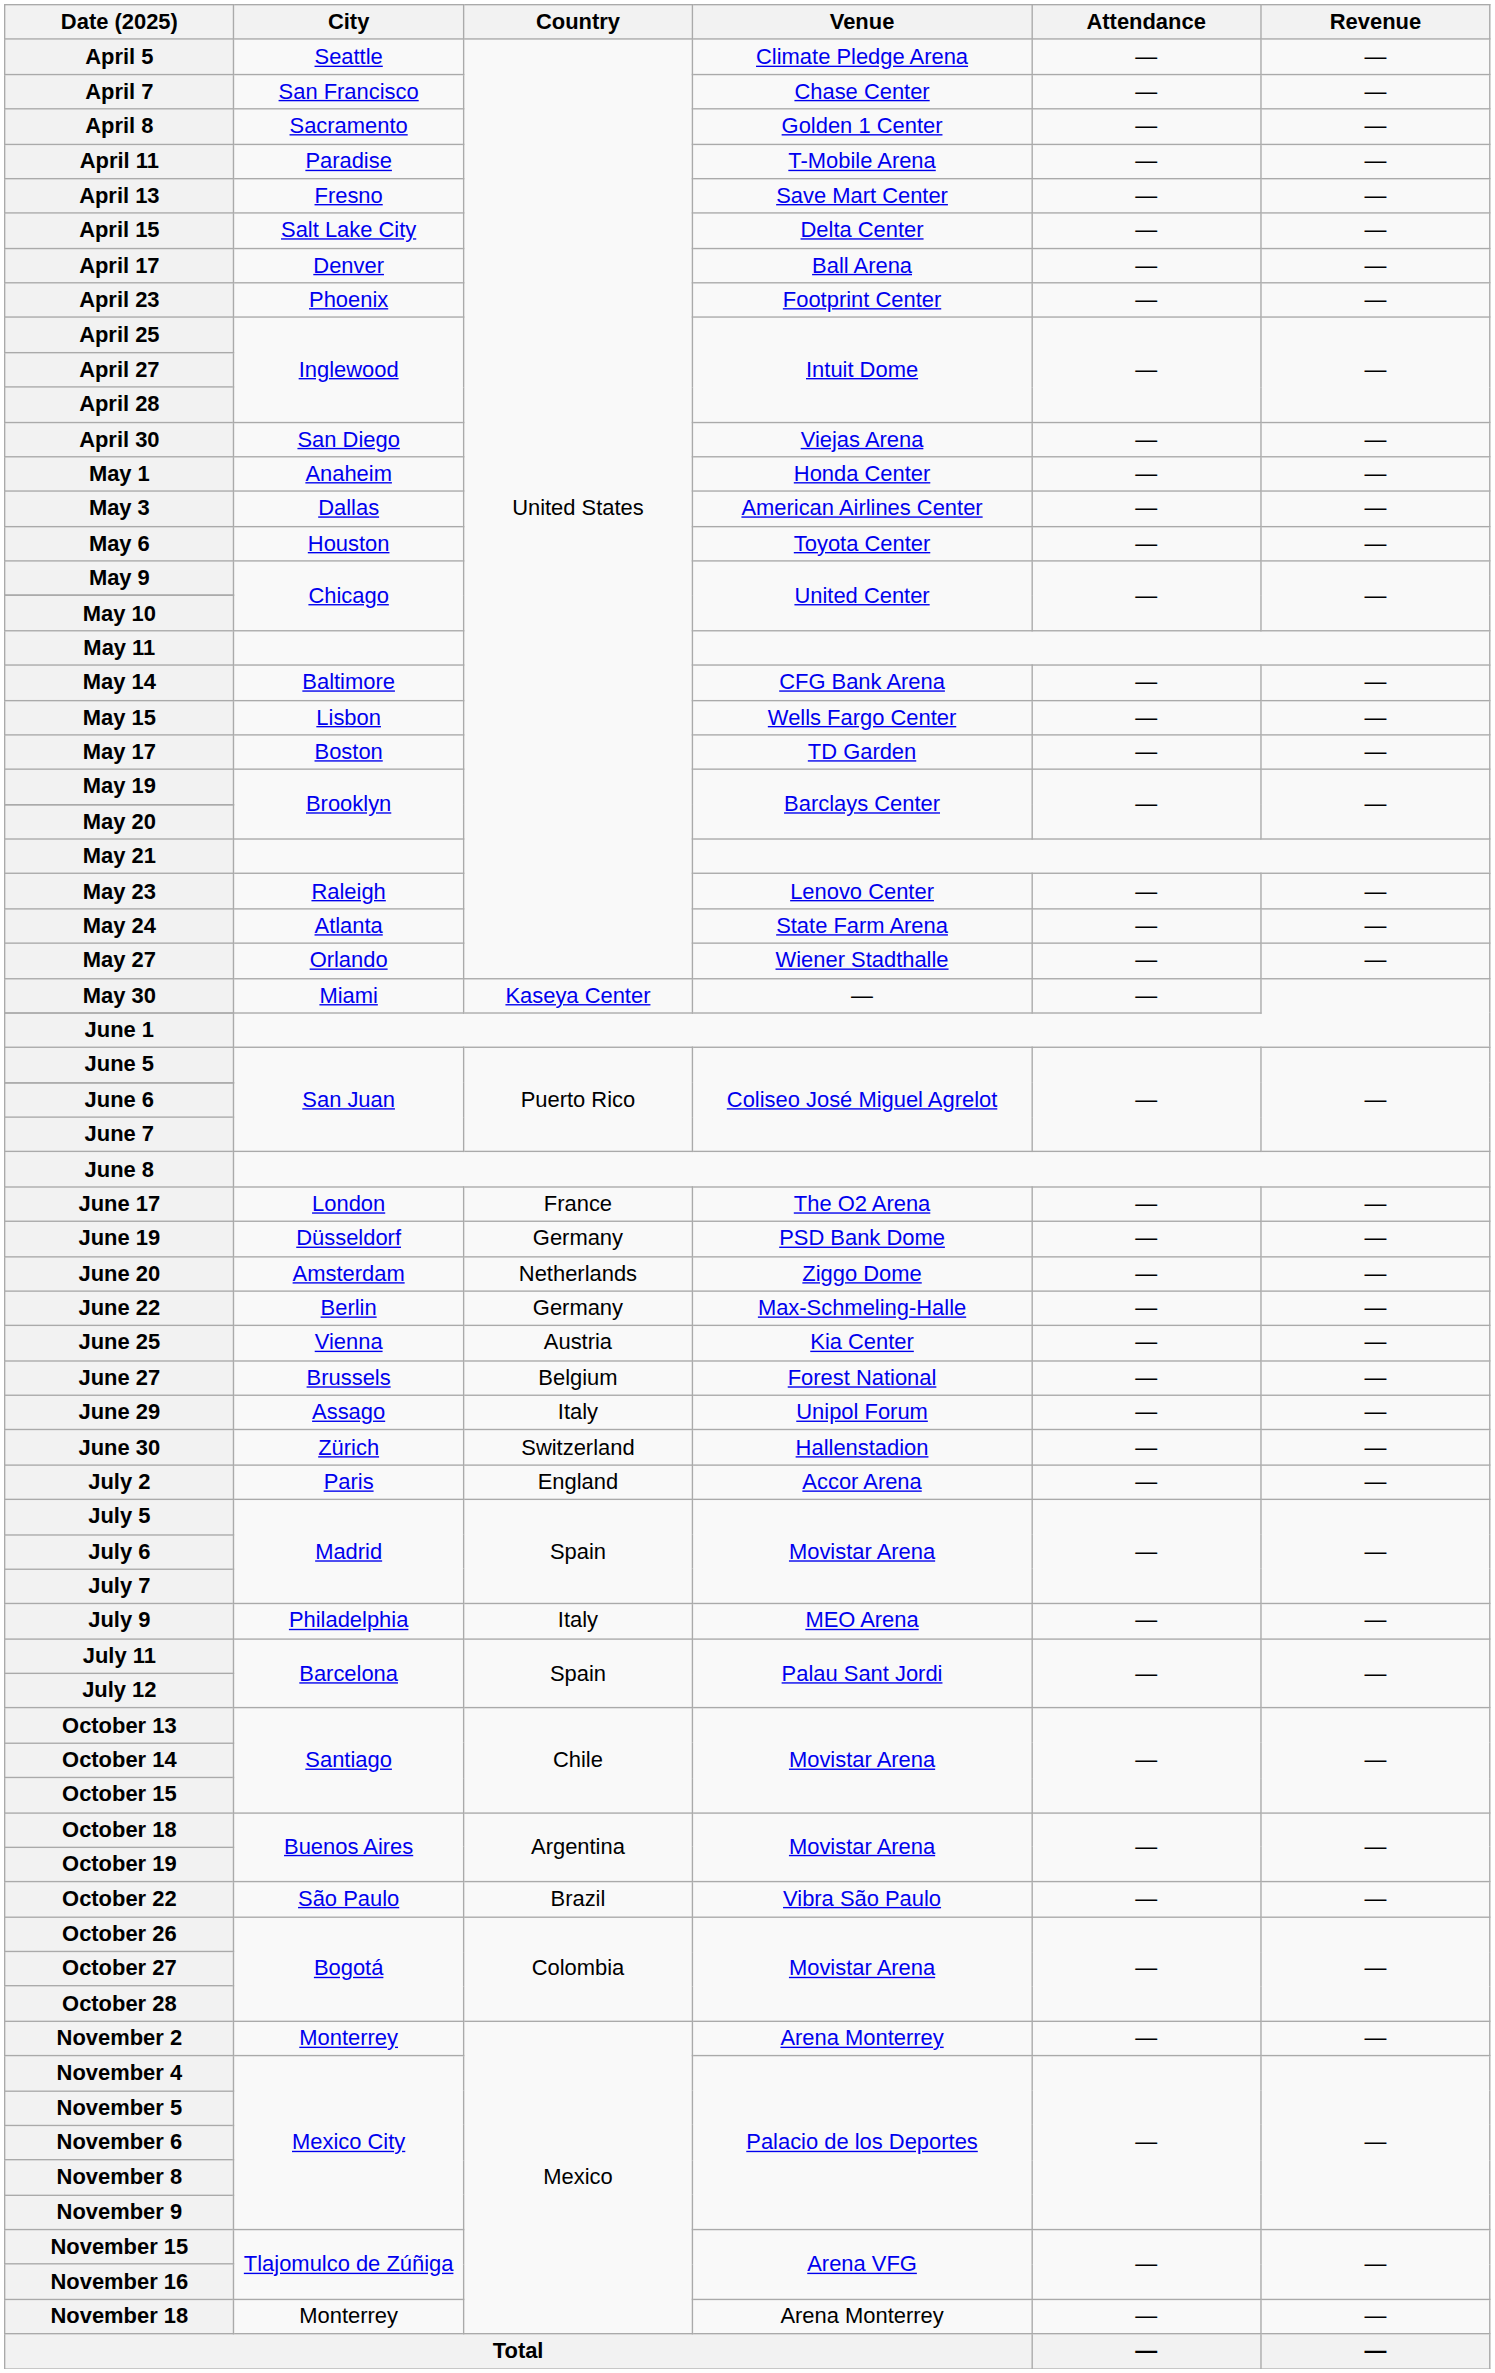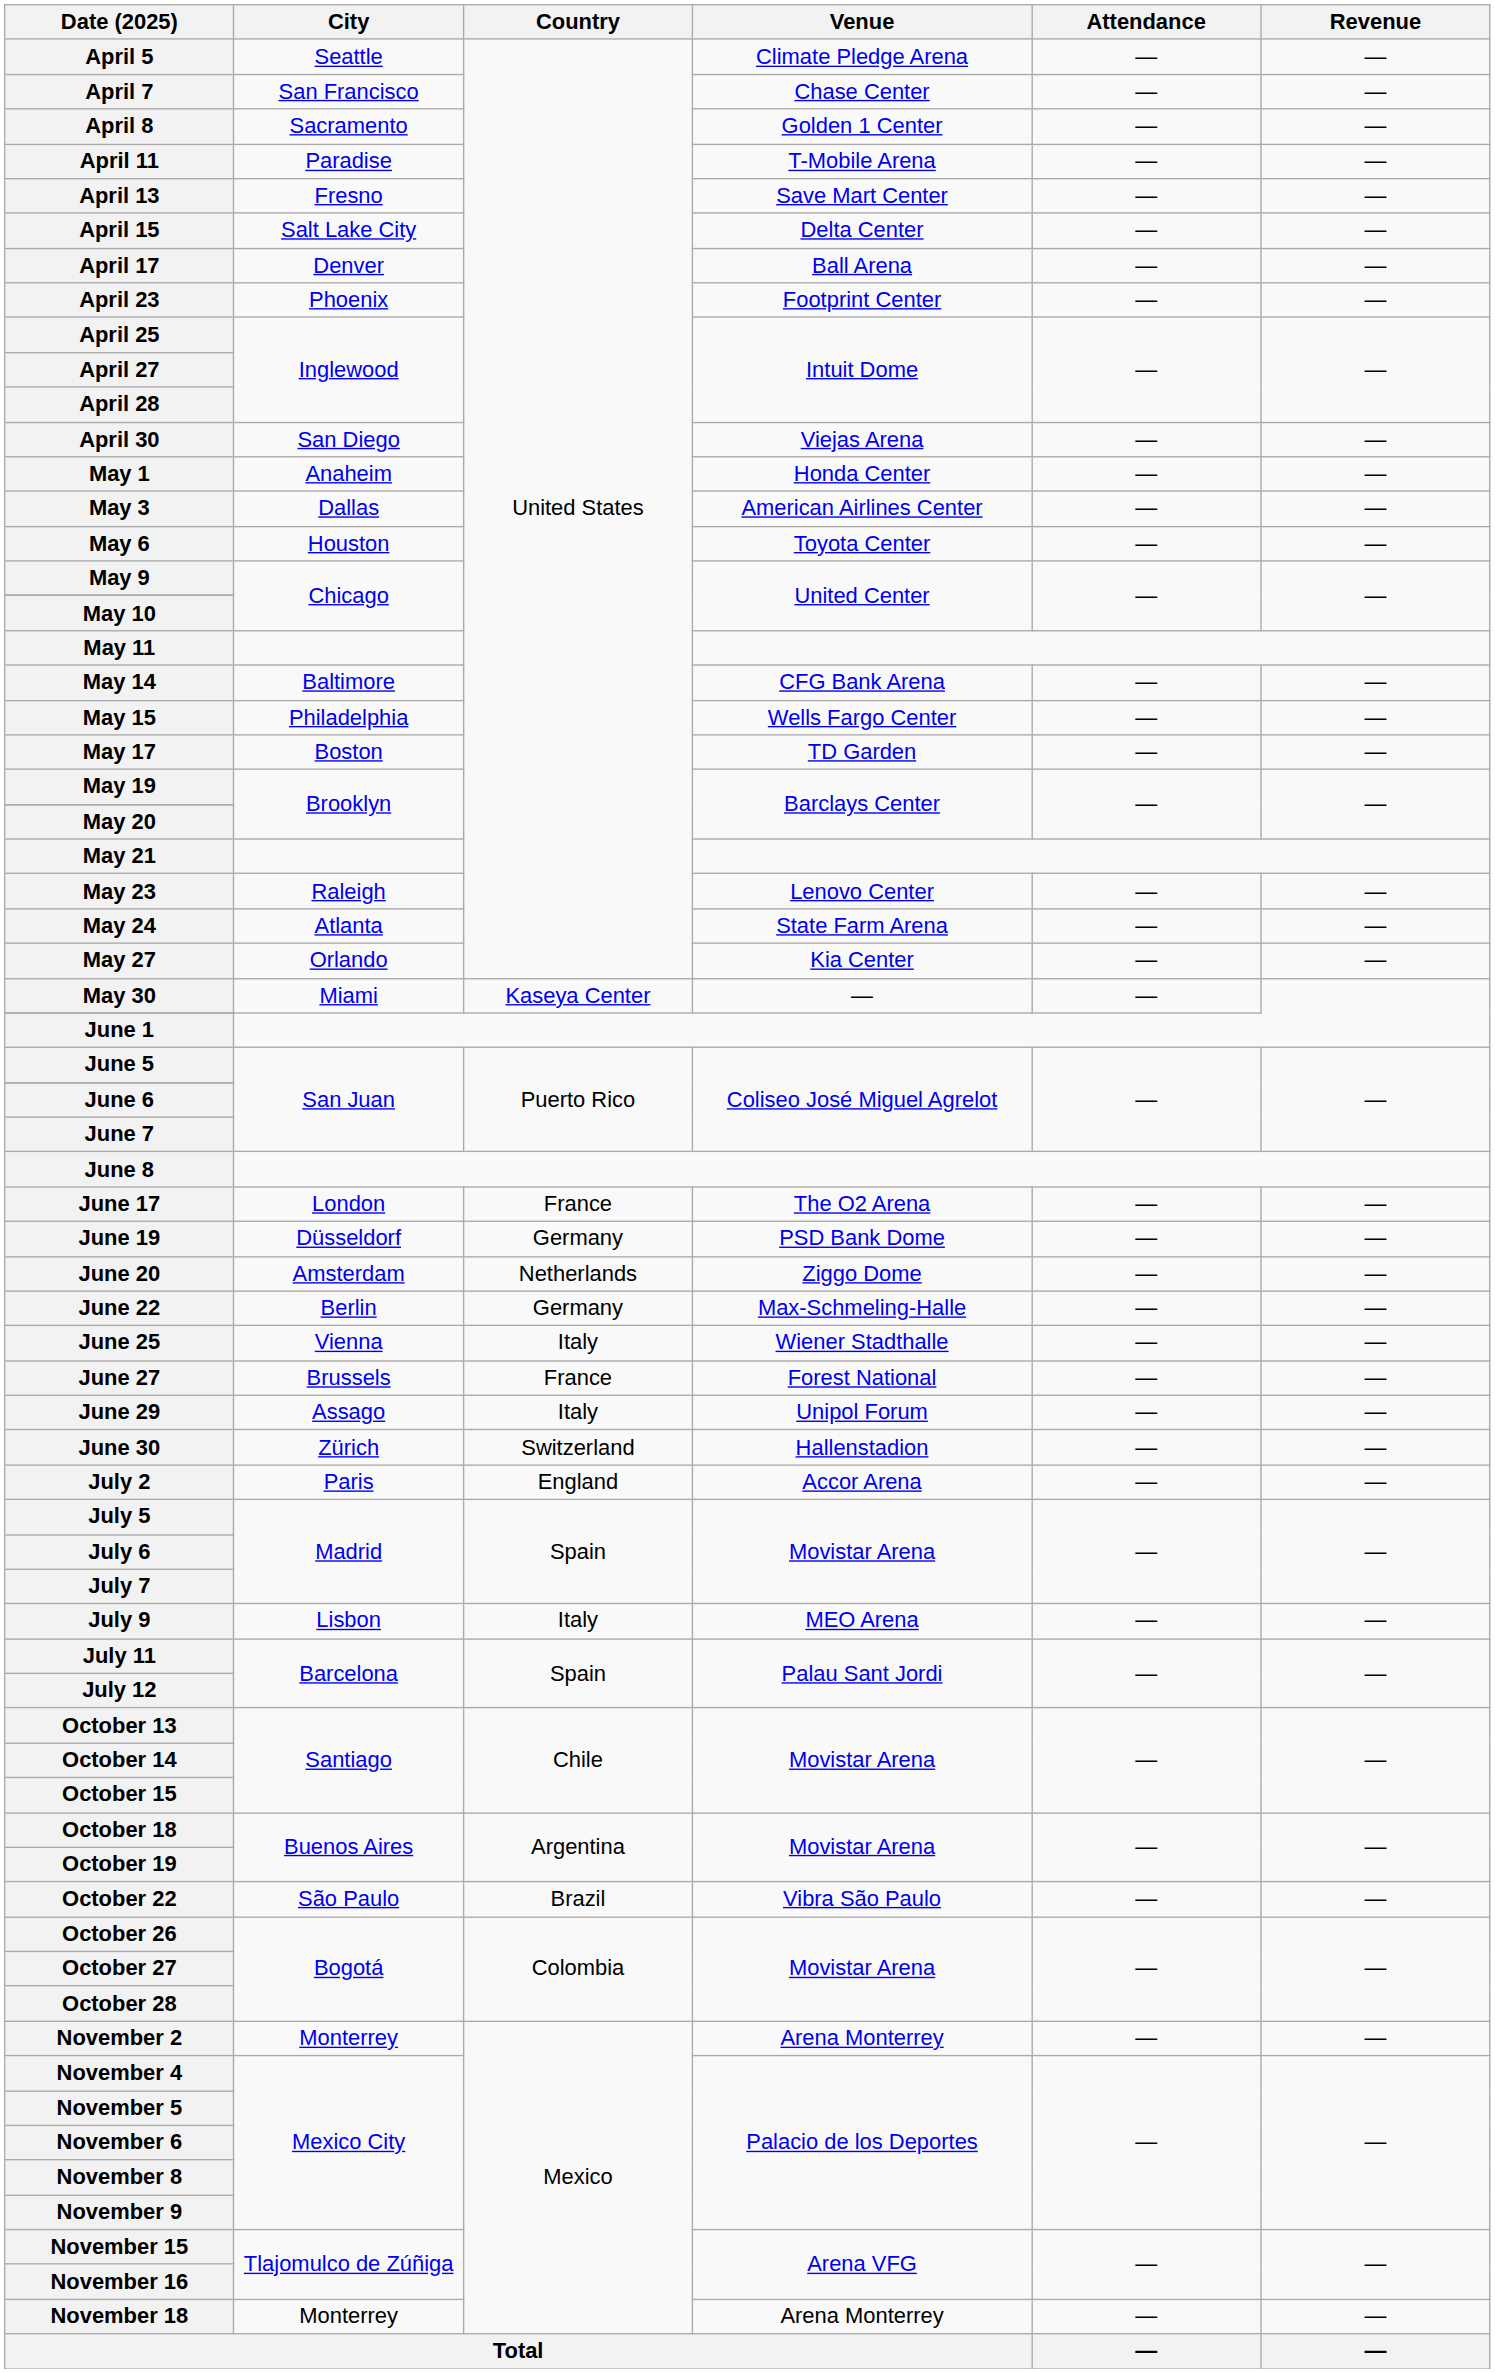(349, 717) Lisbon -> (349, 717) Philadelphia
(862, 960) Wiener Stadthalle -> (862, 960) Kia Center
(578, 1342) Austria -> (578, 1342) Italy
(862, 1342) Kia Center -> (862, 1342) Wiener Stadthalle
(578, 1377) Belgium -> (578, 1377) France
(349, 1621) Philadelphia -> (349, 1621) Lisbon
